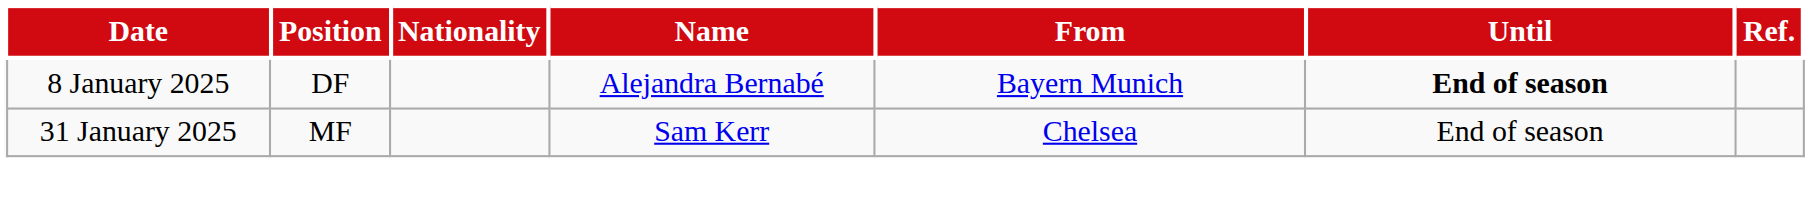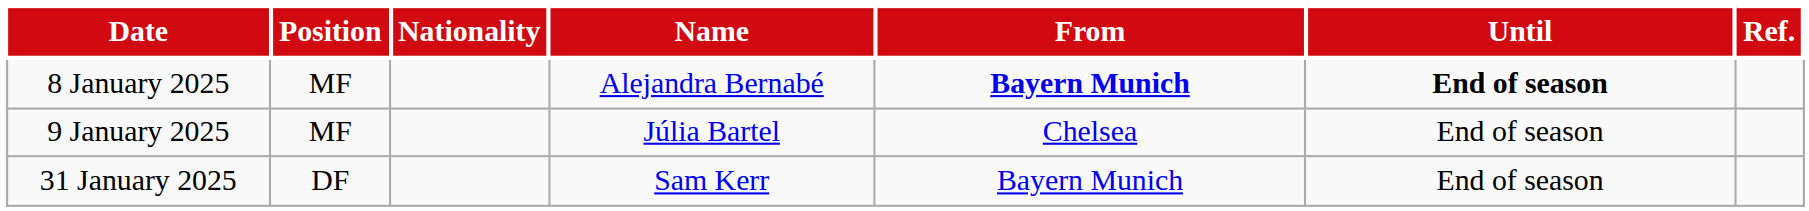(330, 82) DF -> (330, 82) MF
(1090, 82) normal -> (1090, 82) bold
+ row: (138, 131)
(330, 131) MF -> (330, 181) DF
(1090, 131) Chelsea -> (1090, 181) Bayern Munich
